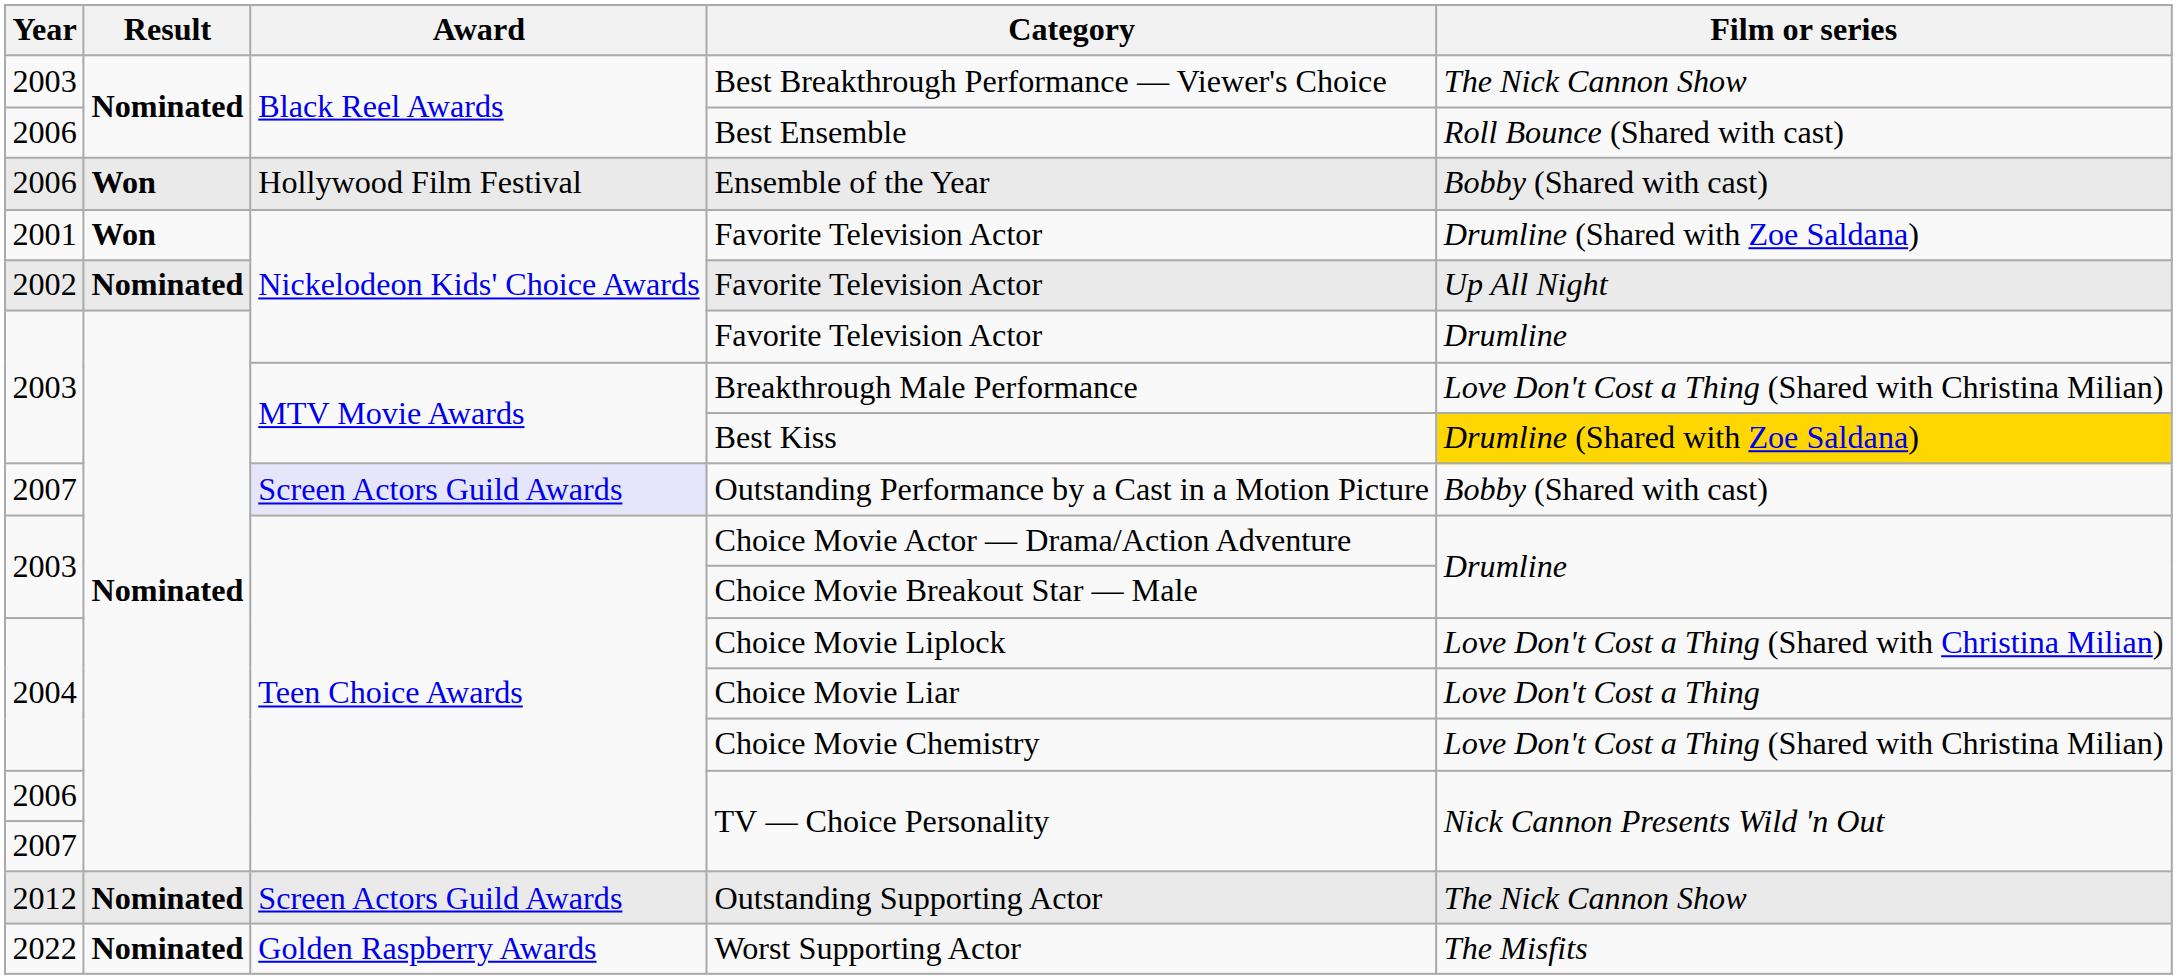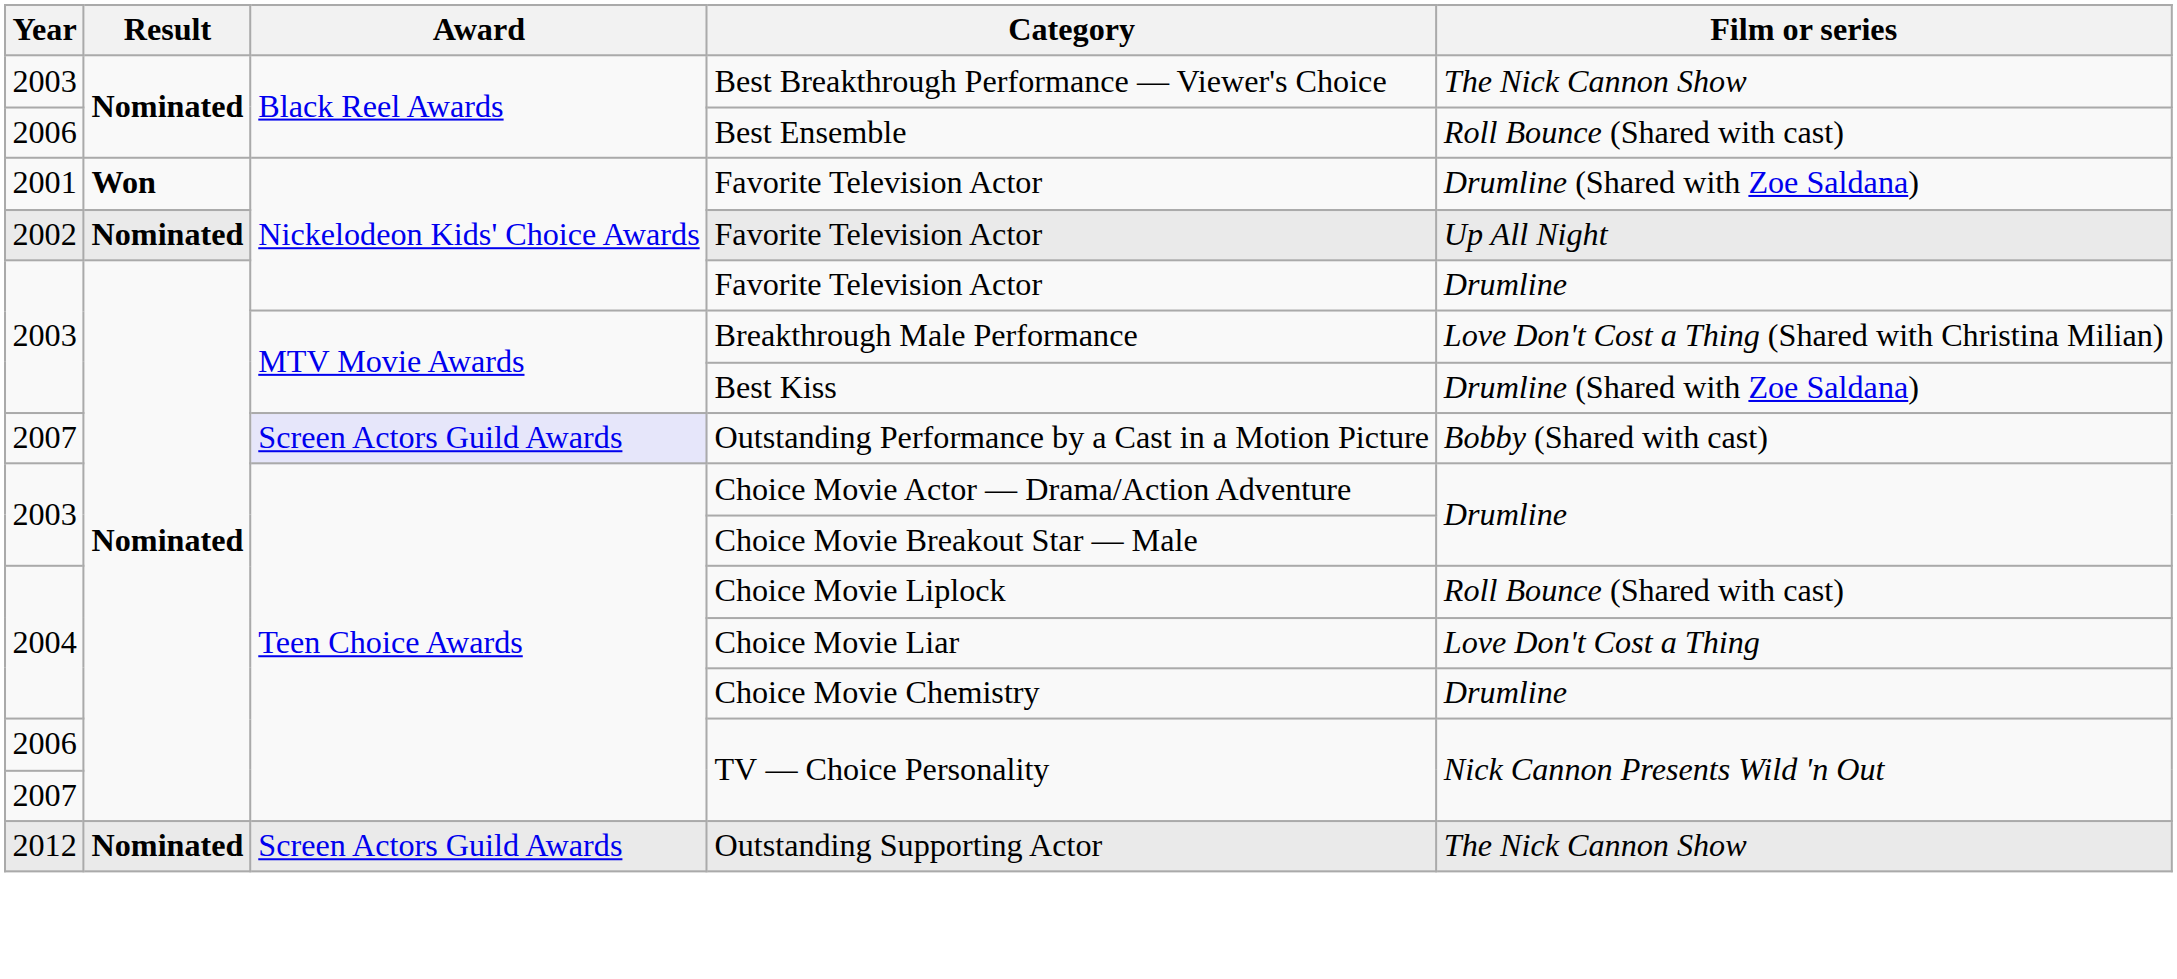- row: (45, 183)
(1681, 438) gold background -> (1681, 387) no background
(1804, 642) Love Don't Cost a Thing (Shared with Christina Milian) -> (1644, 591) Roll Bounce (Shared with cast)
(1804, 744) Love Don't Cost a Thing (Shared with Christina Milian) -> (1505, 693) Drumline
- row: (45, 948)
